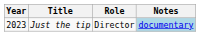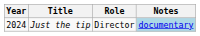(16, 25) 2023 -> (16, 25) 2024
